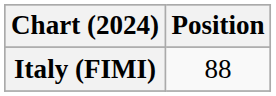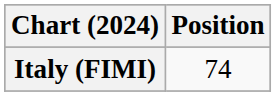(218, 68) 88 -> (218, 68) 74
